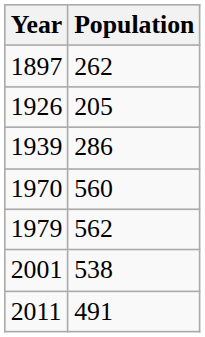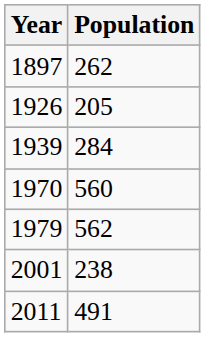(93, 147) 286 -> (93, 147) 284
(93, 270) 538 -> (93, 270) 238
